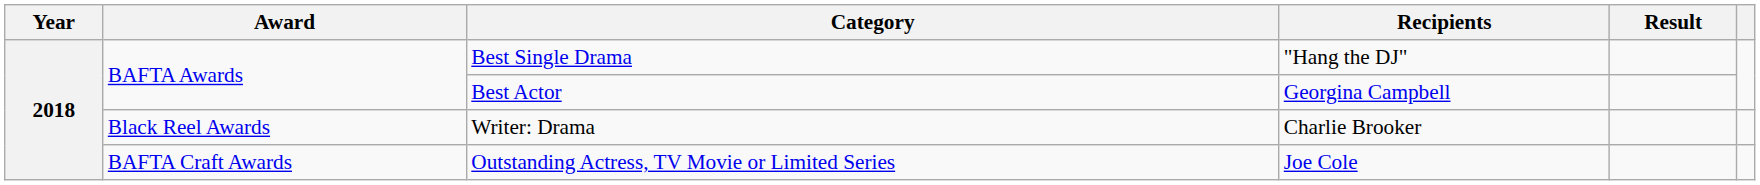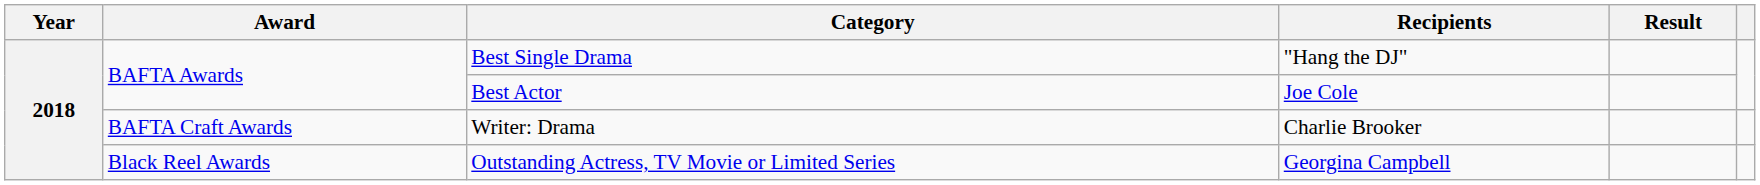(1367, 92) Georgina Campbell -> (1321, 92) Joe Cole
(189, 127) Black Reel Awards -> (200, 127) BAFTA Craft Awards
(200, 162) BAFTA Craft Awards -> (189, 162) Black Reel Awards
(1321, 162) Joe Cole -> (1367, 162) Georgina Campbell
